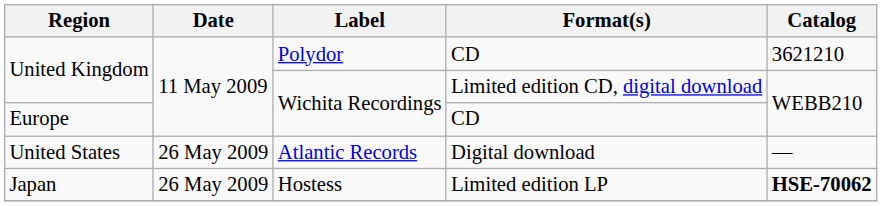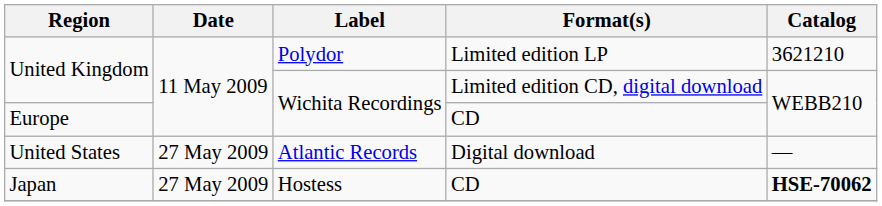(465, 53) CD -> (530, 53) Limited edition LP
(213, 151) 26 May 2009 -> (213, 151) 27 May 2009
(213, 184) 26 May 2009 -> (213, 184) 27 May 2009
(530, 184) Limited edition LP -> (465, 184) CD
